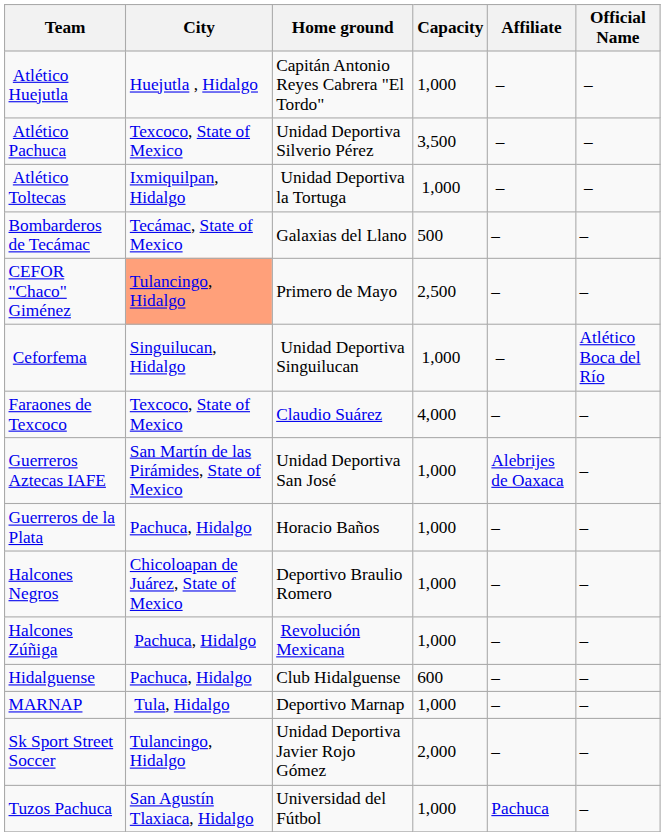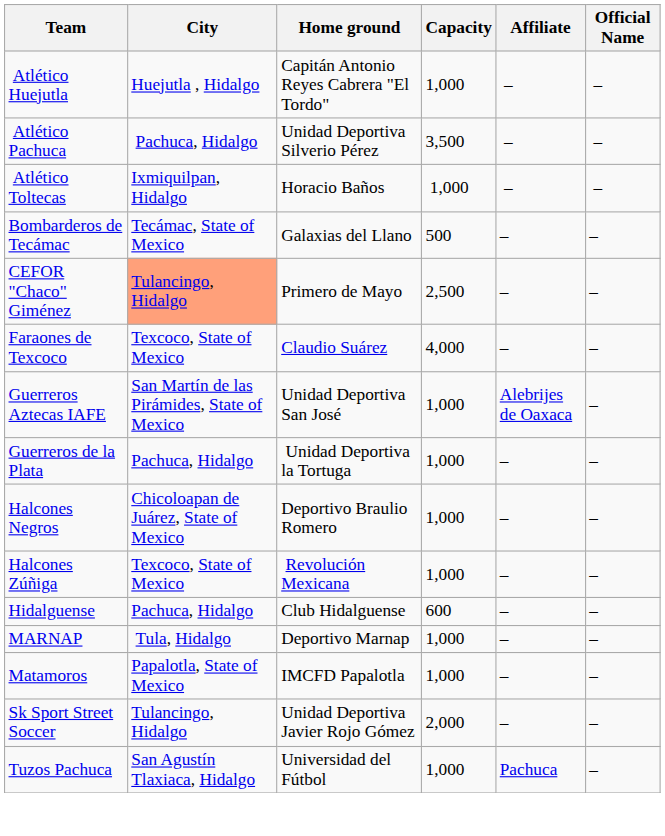(190, 141) Texcoco, State of Mexico -> (194, 141) Pachuca, Hidalgo
(340, 187) Unidad Deportiva la Tortuga -> (333, 187) Horacio Baños
- row: (50, 357)
(328, 527) Horacio Baños -> (346, 461) Unidad Deportiva la Tortuga
(193, 640) Pachuca, Hidalgo -> (191, 574) Texcoco, State of Mexico
+ row: (48, 675)
